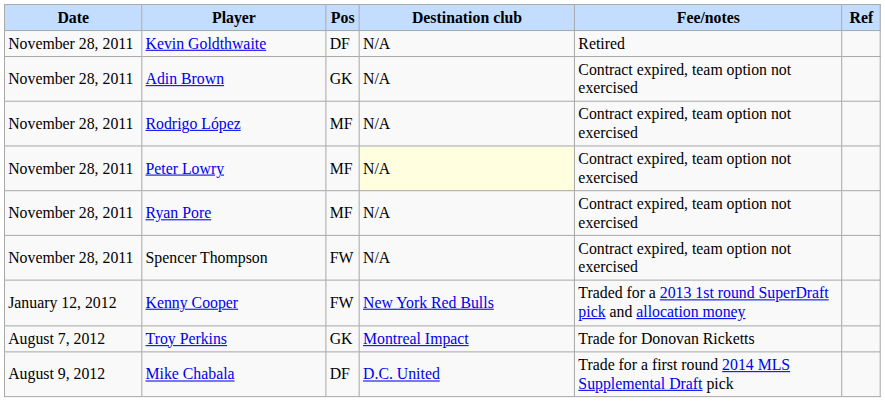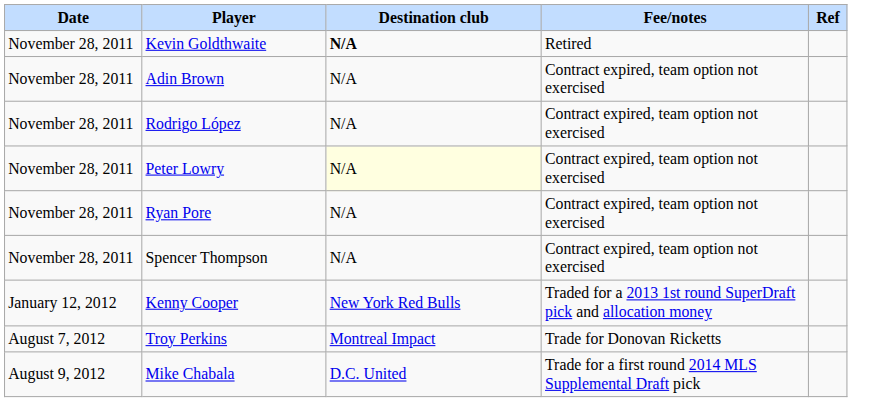- column: (343, 17)
(377, 43) normal -> (343, 43) bold
